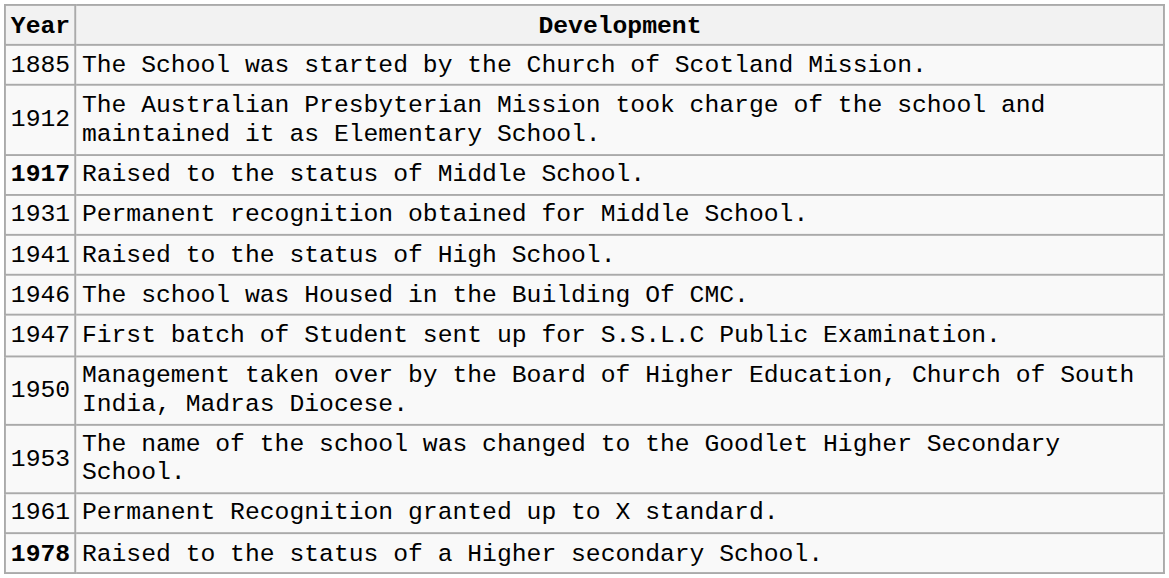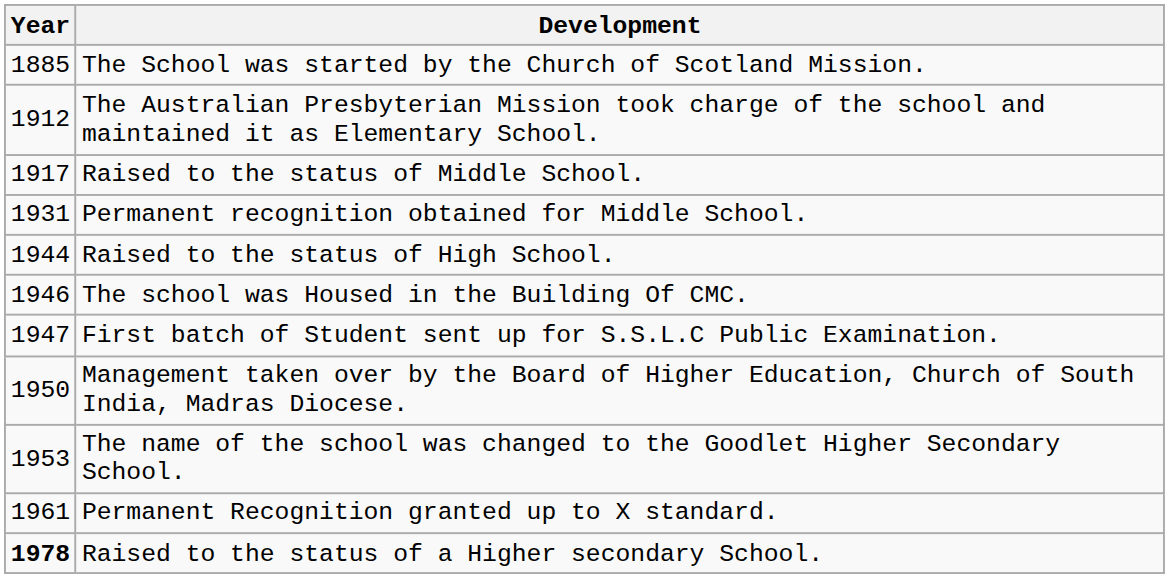(40, 174) bold -> (40, 174) normal
(40, 255) 1941 -> (40, 255) 1944
